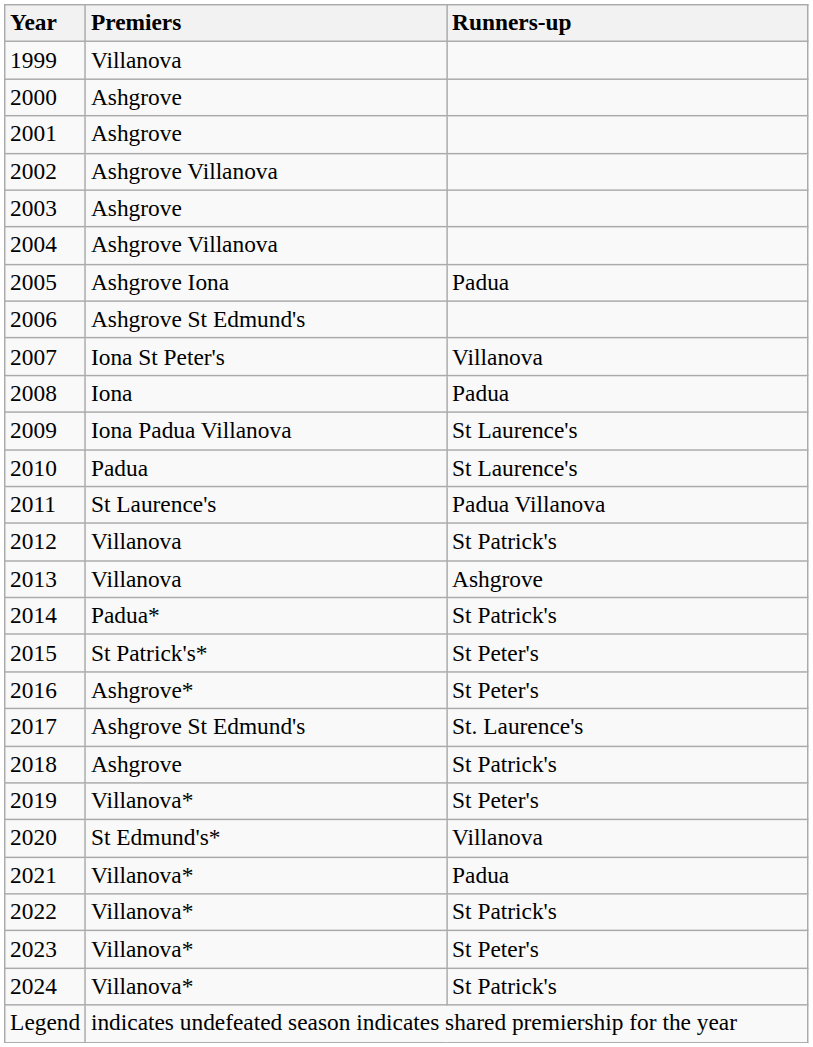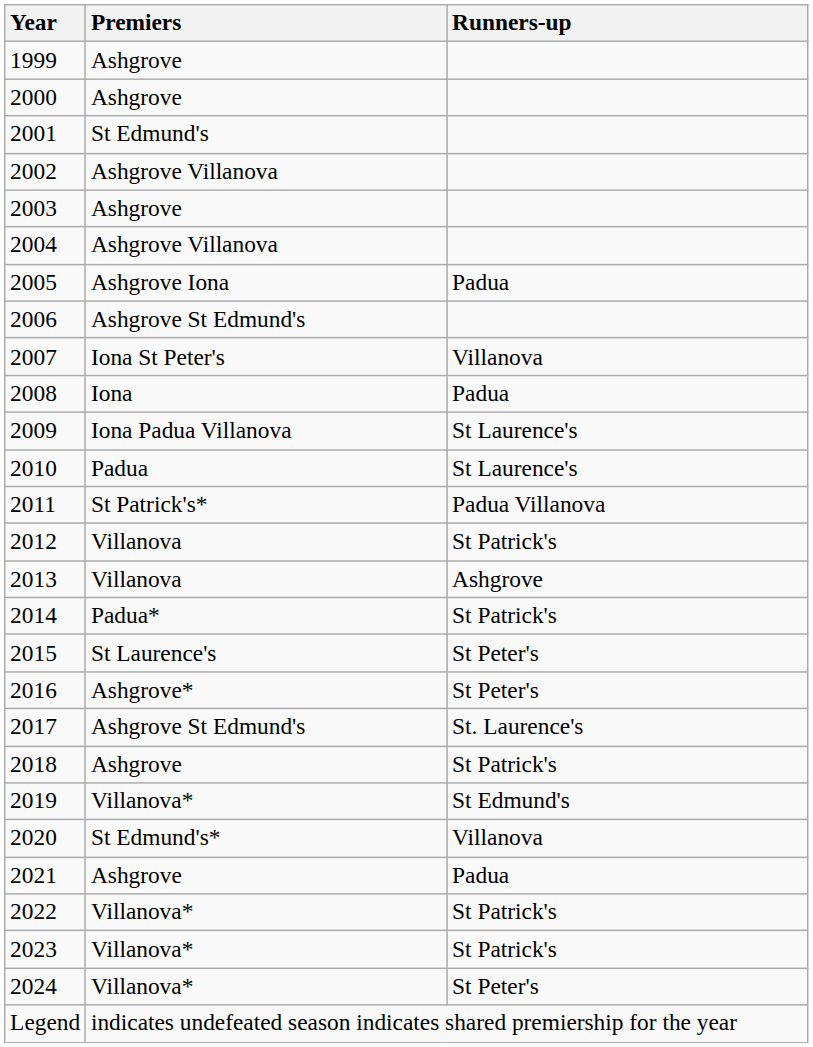(136, 60) Villanova -> (136, 60) Ashgrove
(136, 134) Ashgrove -> (150, 134) St Edmund's
(154, 504) St Laurence's -> (149, 504) St Patrick's*
(149, 652) St Patrick's* -> (154, 652) St Laurence's
(495, 801) St Peter's -> (511, 801) St Edmund's
(142, 875) Villanova* -> (136, 875) Ashgrove
(495, 949) St Peter's -> (505, 949) St Patrick's
(505, 986) St Patrick's -> (495, 986) St Peter's
